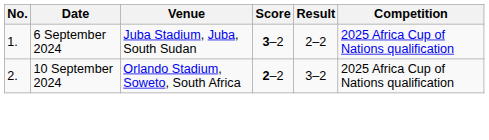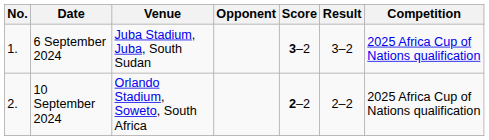+ column: (246, 14)
(316, 41) 2–2 -> (342, 48) 3–2
(316, 75) 3–2 -> (342, 104) 2–2
